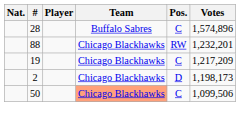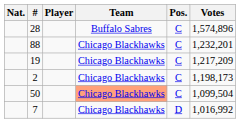(178, 45) RW -> (178, 45) C
(178, 77) D -> (178, 77) C
(213, 93) 1,099,506 -> (213, 93) 1,099,504
+ row: (35, 110)
